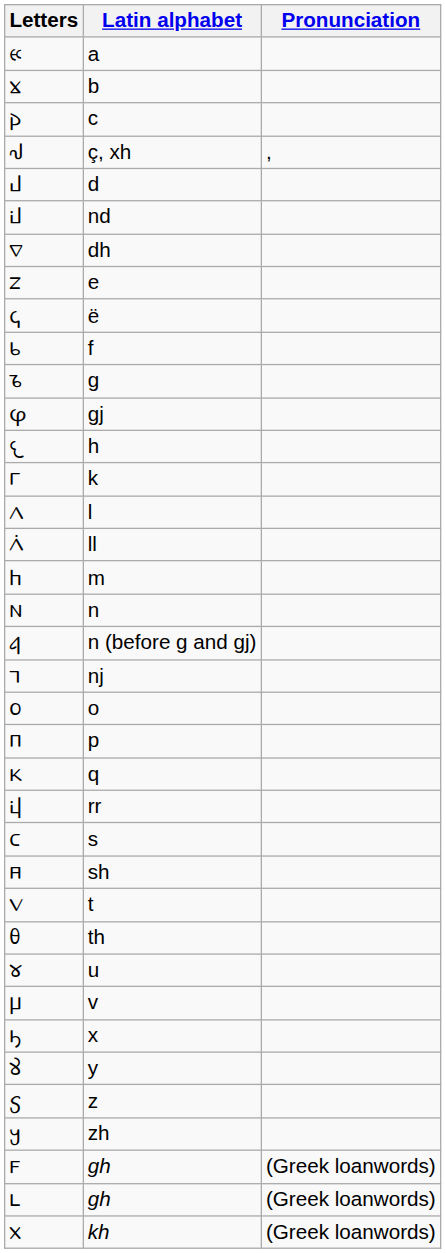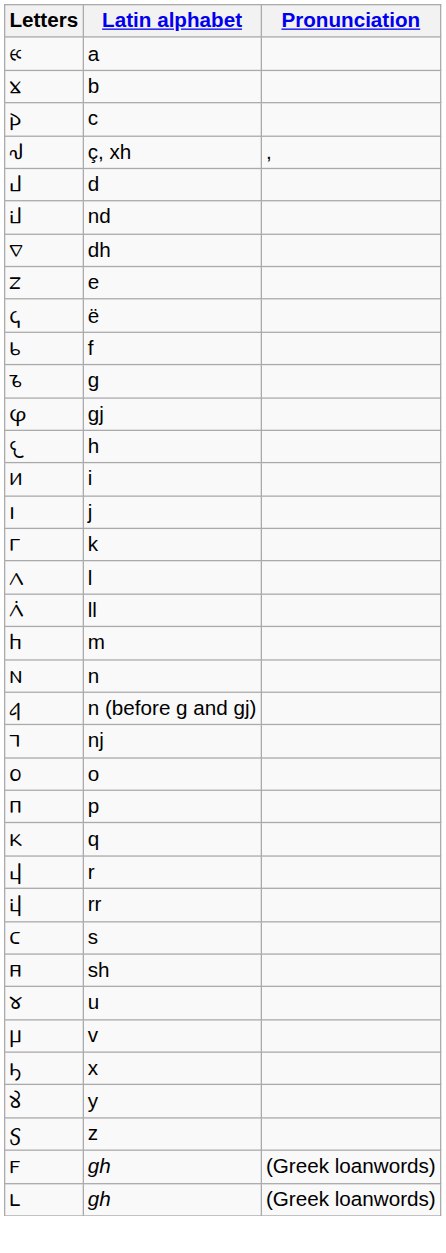+ row: (16, 479)
+ row: (13, 511)
+ row: (16, 871)
- row: (16, 904)
- row: (15, 937)
- row: (15, 1133)
- row: (15, 1232)
